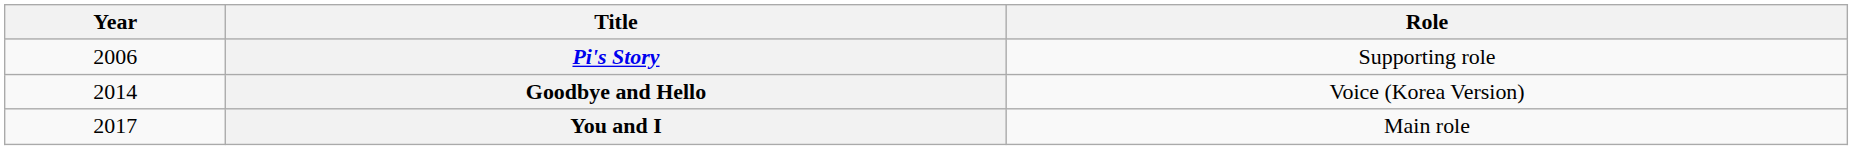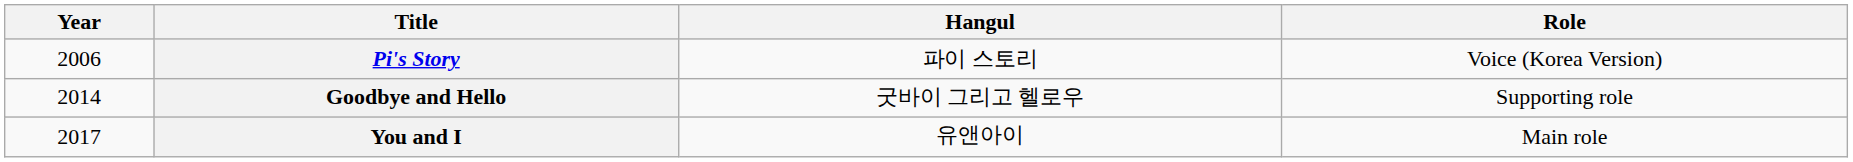+ column: (980, 21)
(1427, 56) Supporting role -> (1565, 58) Voice (Korea Version)
(1427, 91) Voice (Korea Version) -> (1565, 97) Supporting role
